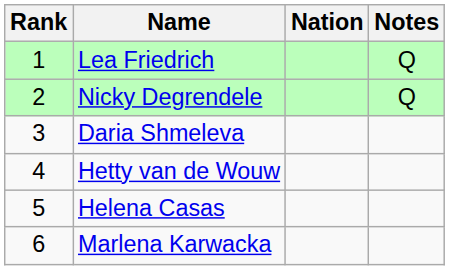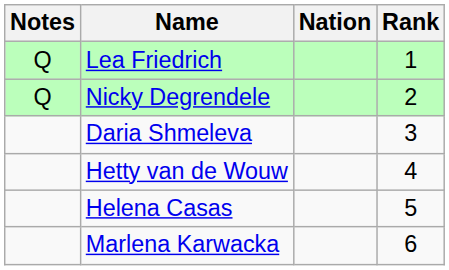columns swapped: (39, 23) <-> (407, 23)
